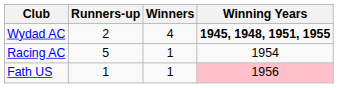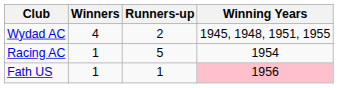columns swapped: (170, 14) <-> (106, 14)
(265, 33) bold -> (265, 33) normal
